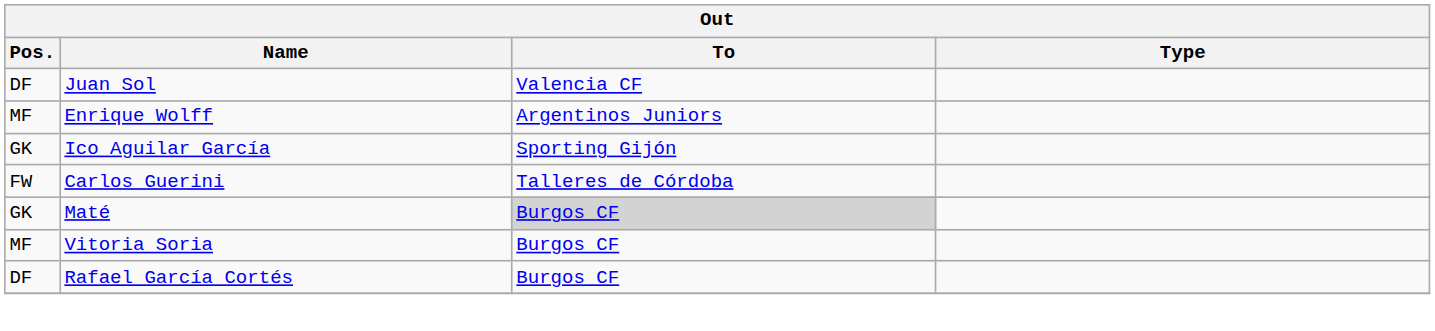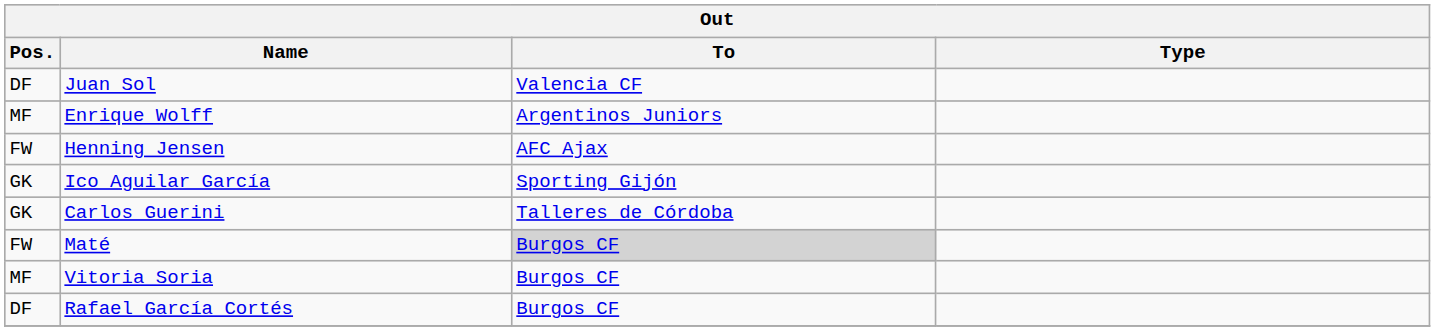+ row: (144, 149)
(21, 181) FW -> (21, 213) GK
(21, 213) GK -> (21, 245) FW
